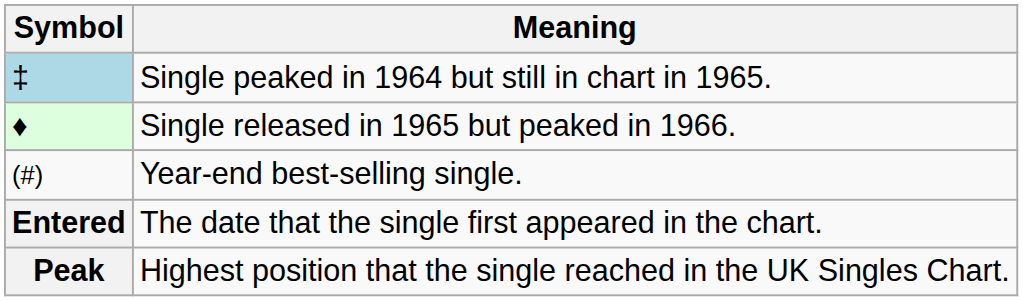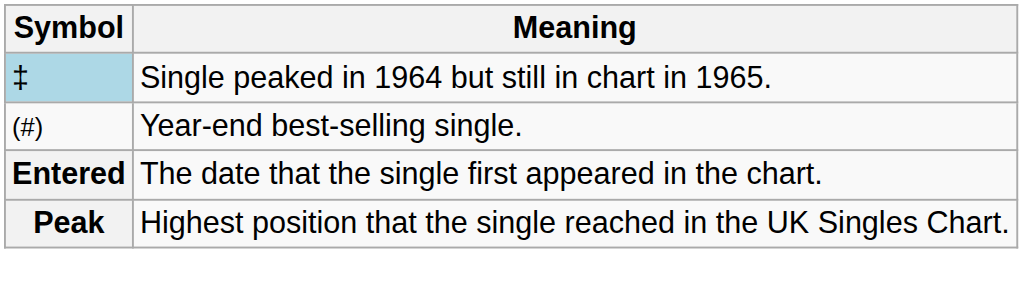- row: (438, 125)
